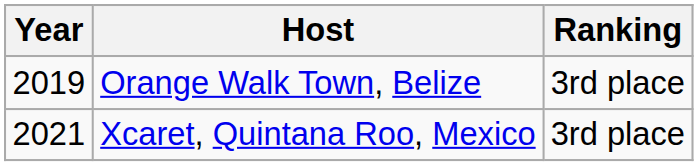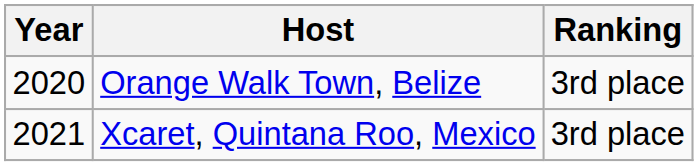(49, 82) 2019 -> (49, 82) 2020
